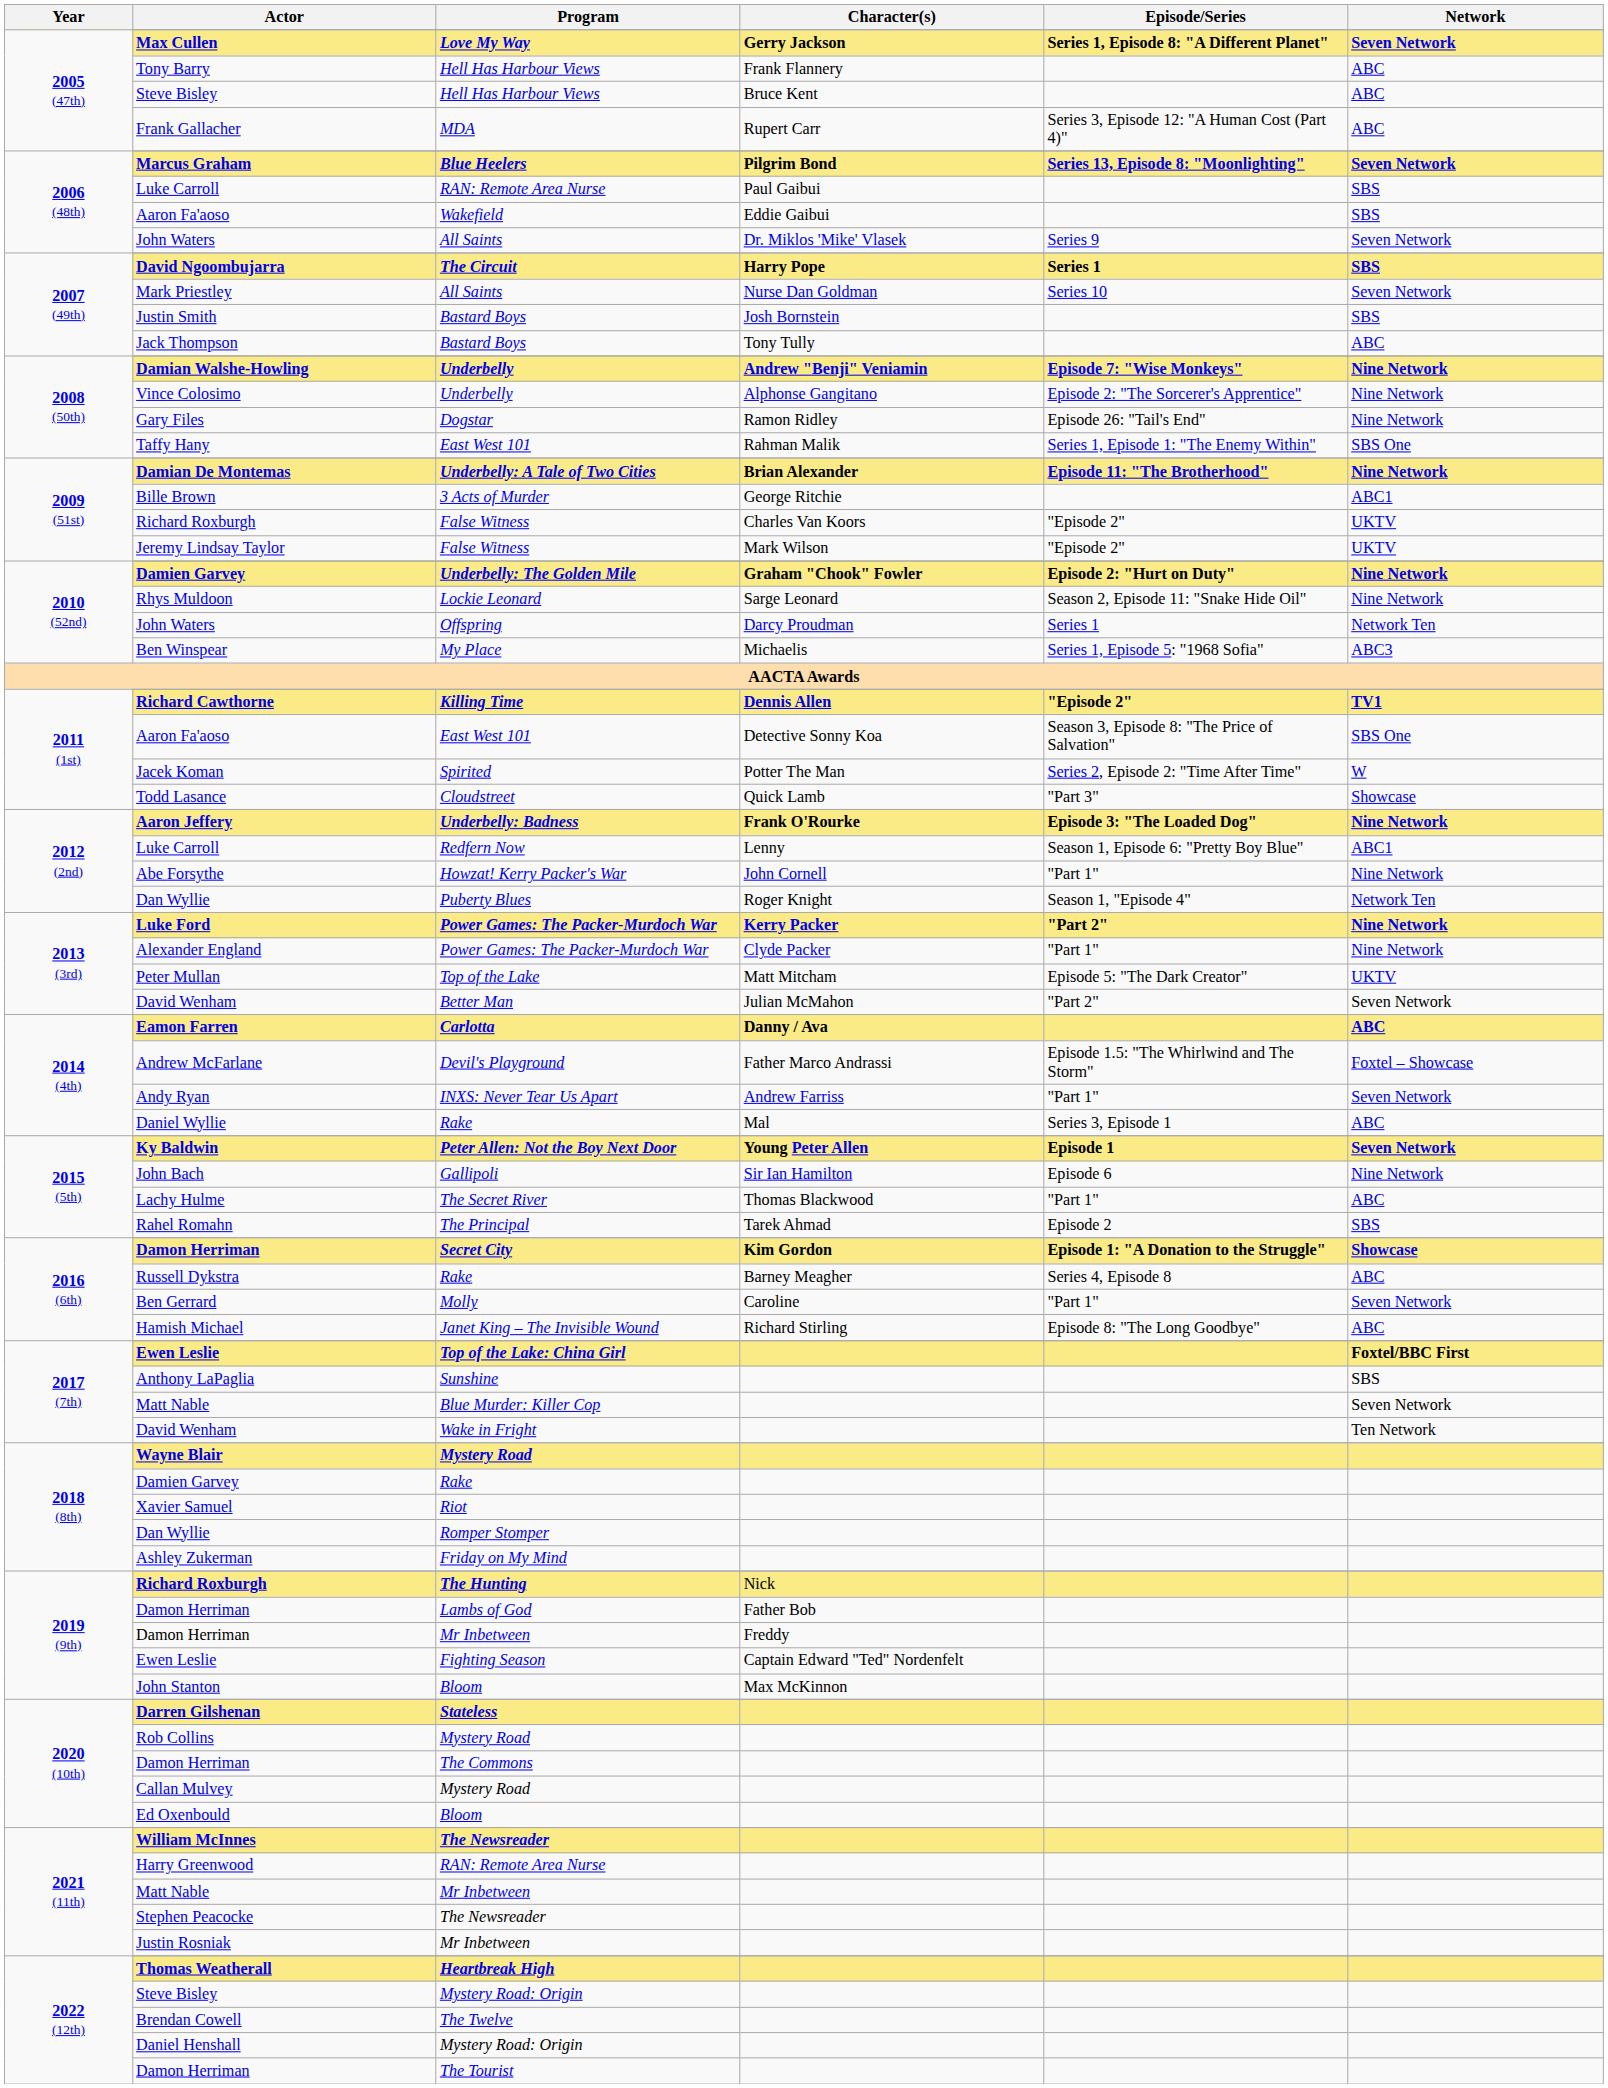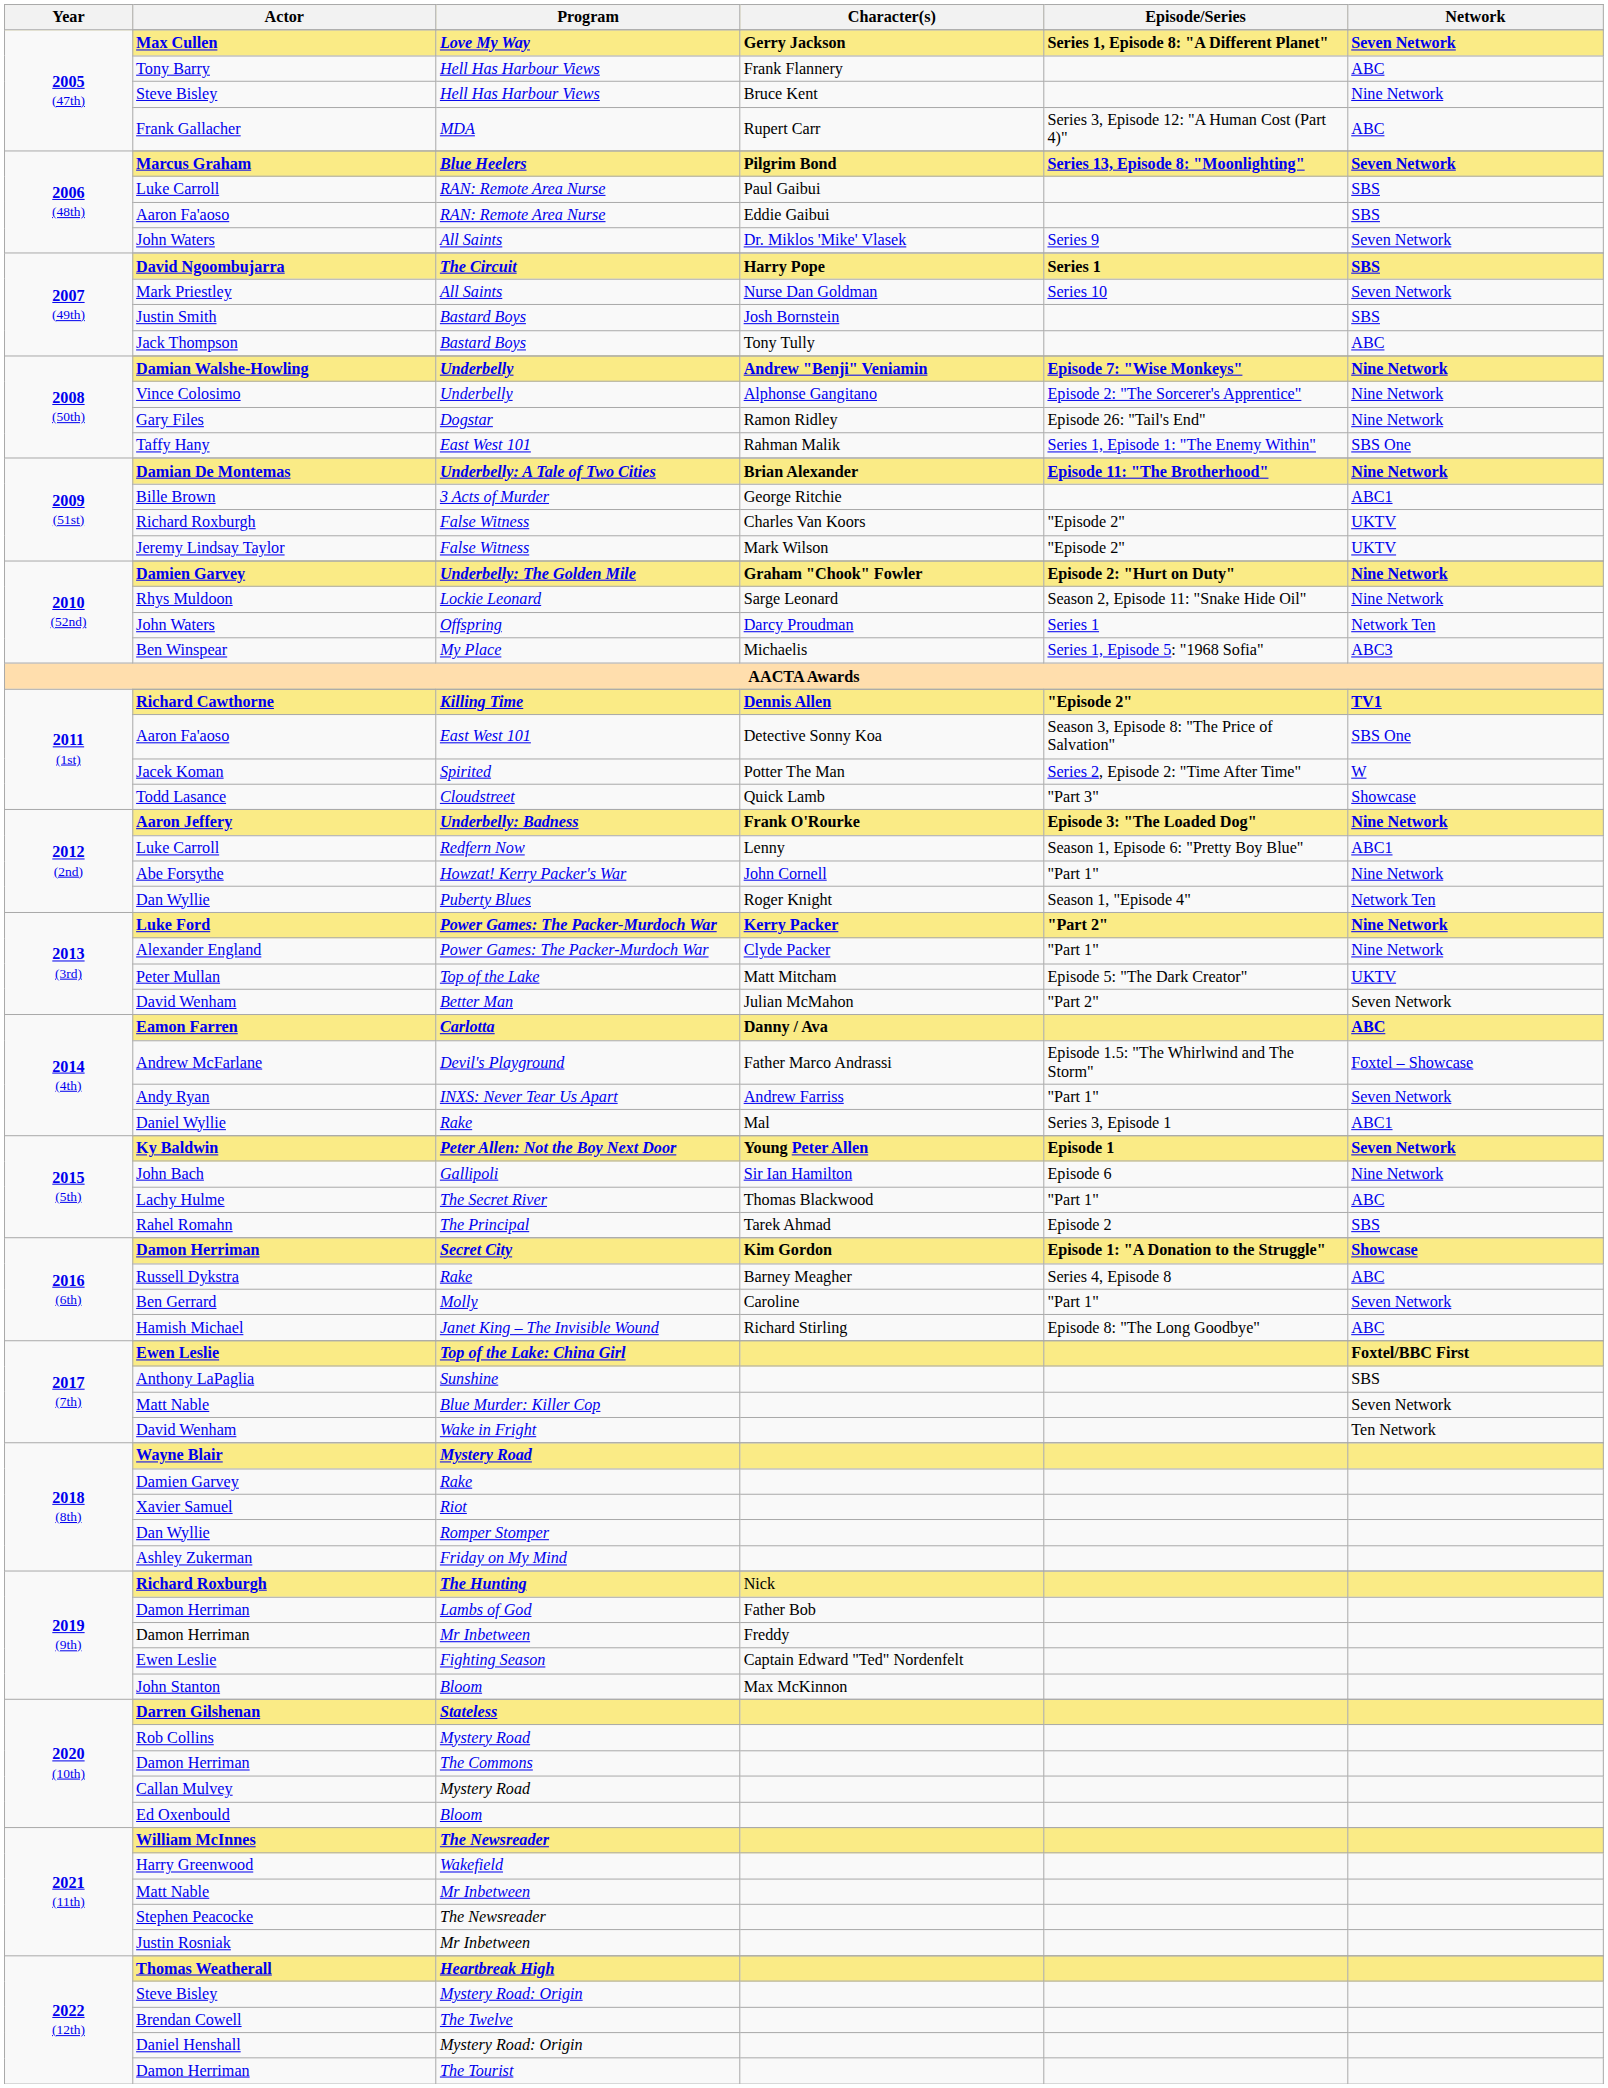(1368, 94) ABC -> (1397, 94) Nine Network
(471, 214) Wakefield -> (523, 214) RAN: Remote Area Nurse
(1368, 1122) ABC -> (1372, 1122) ABC1
(523, 1865) RAN: Remote Area Nurse -> (471, 1865) Wakefield
